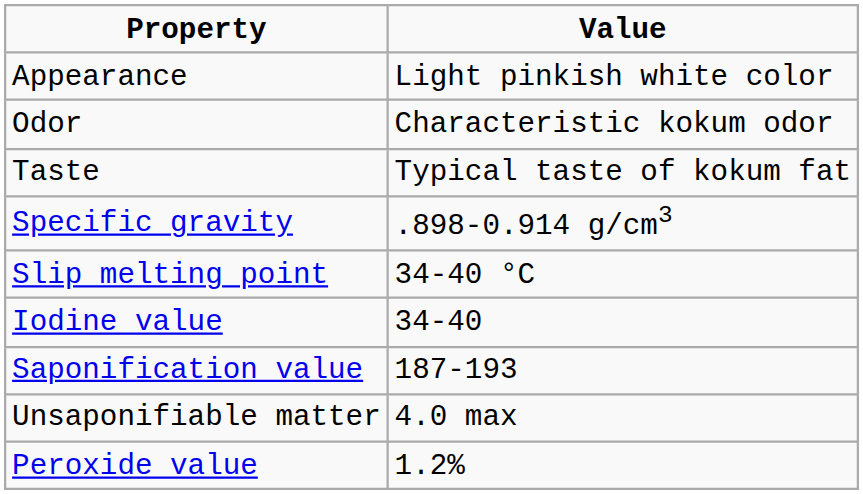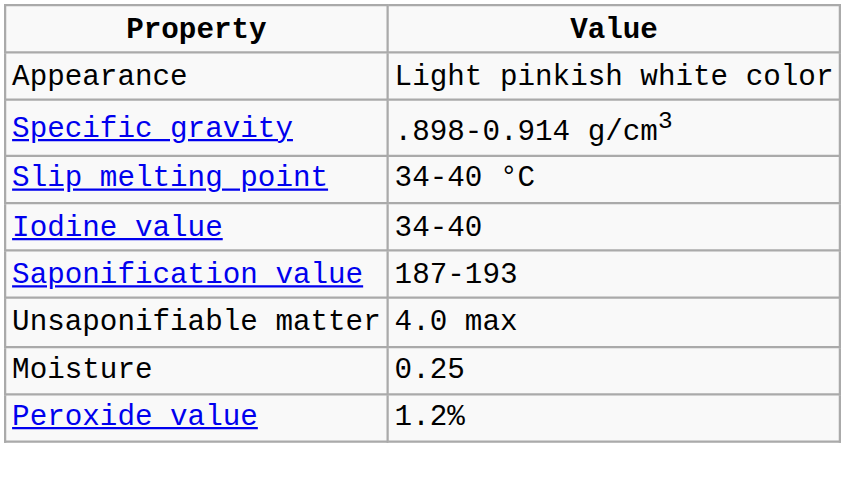- row: (47, 124)
- row: (56, 172)
+ row: (82, 370)
